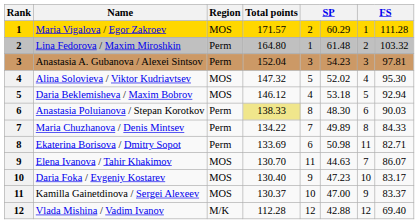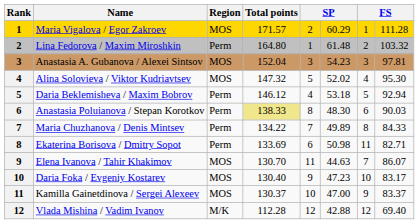(220, 62) Perm -> (221, 62) MOS
(221, 95) MOS -> (220, 95) Perm
